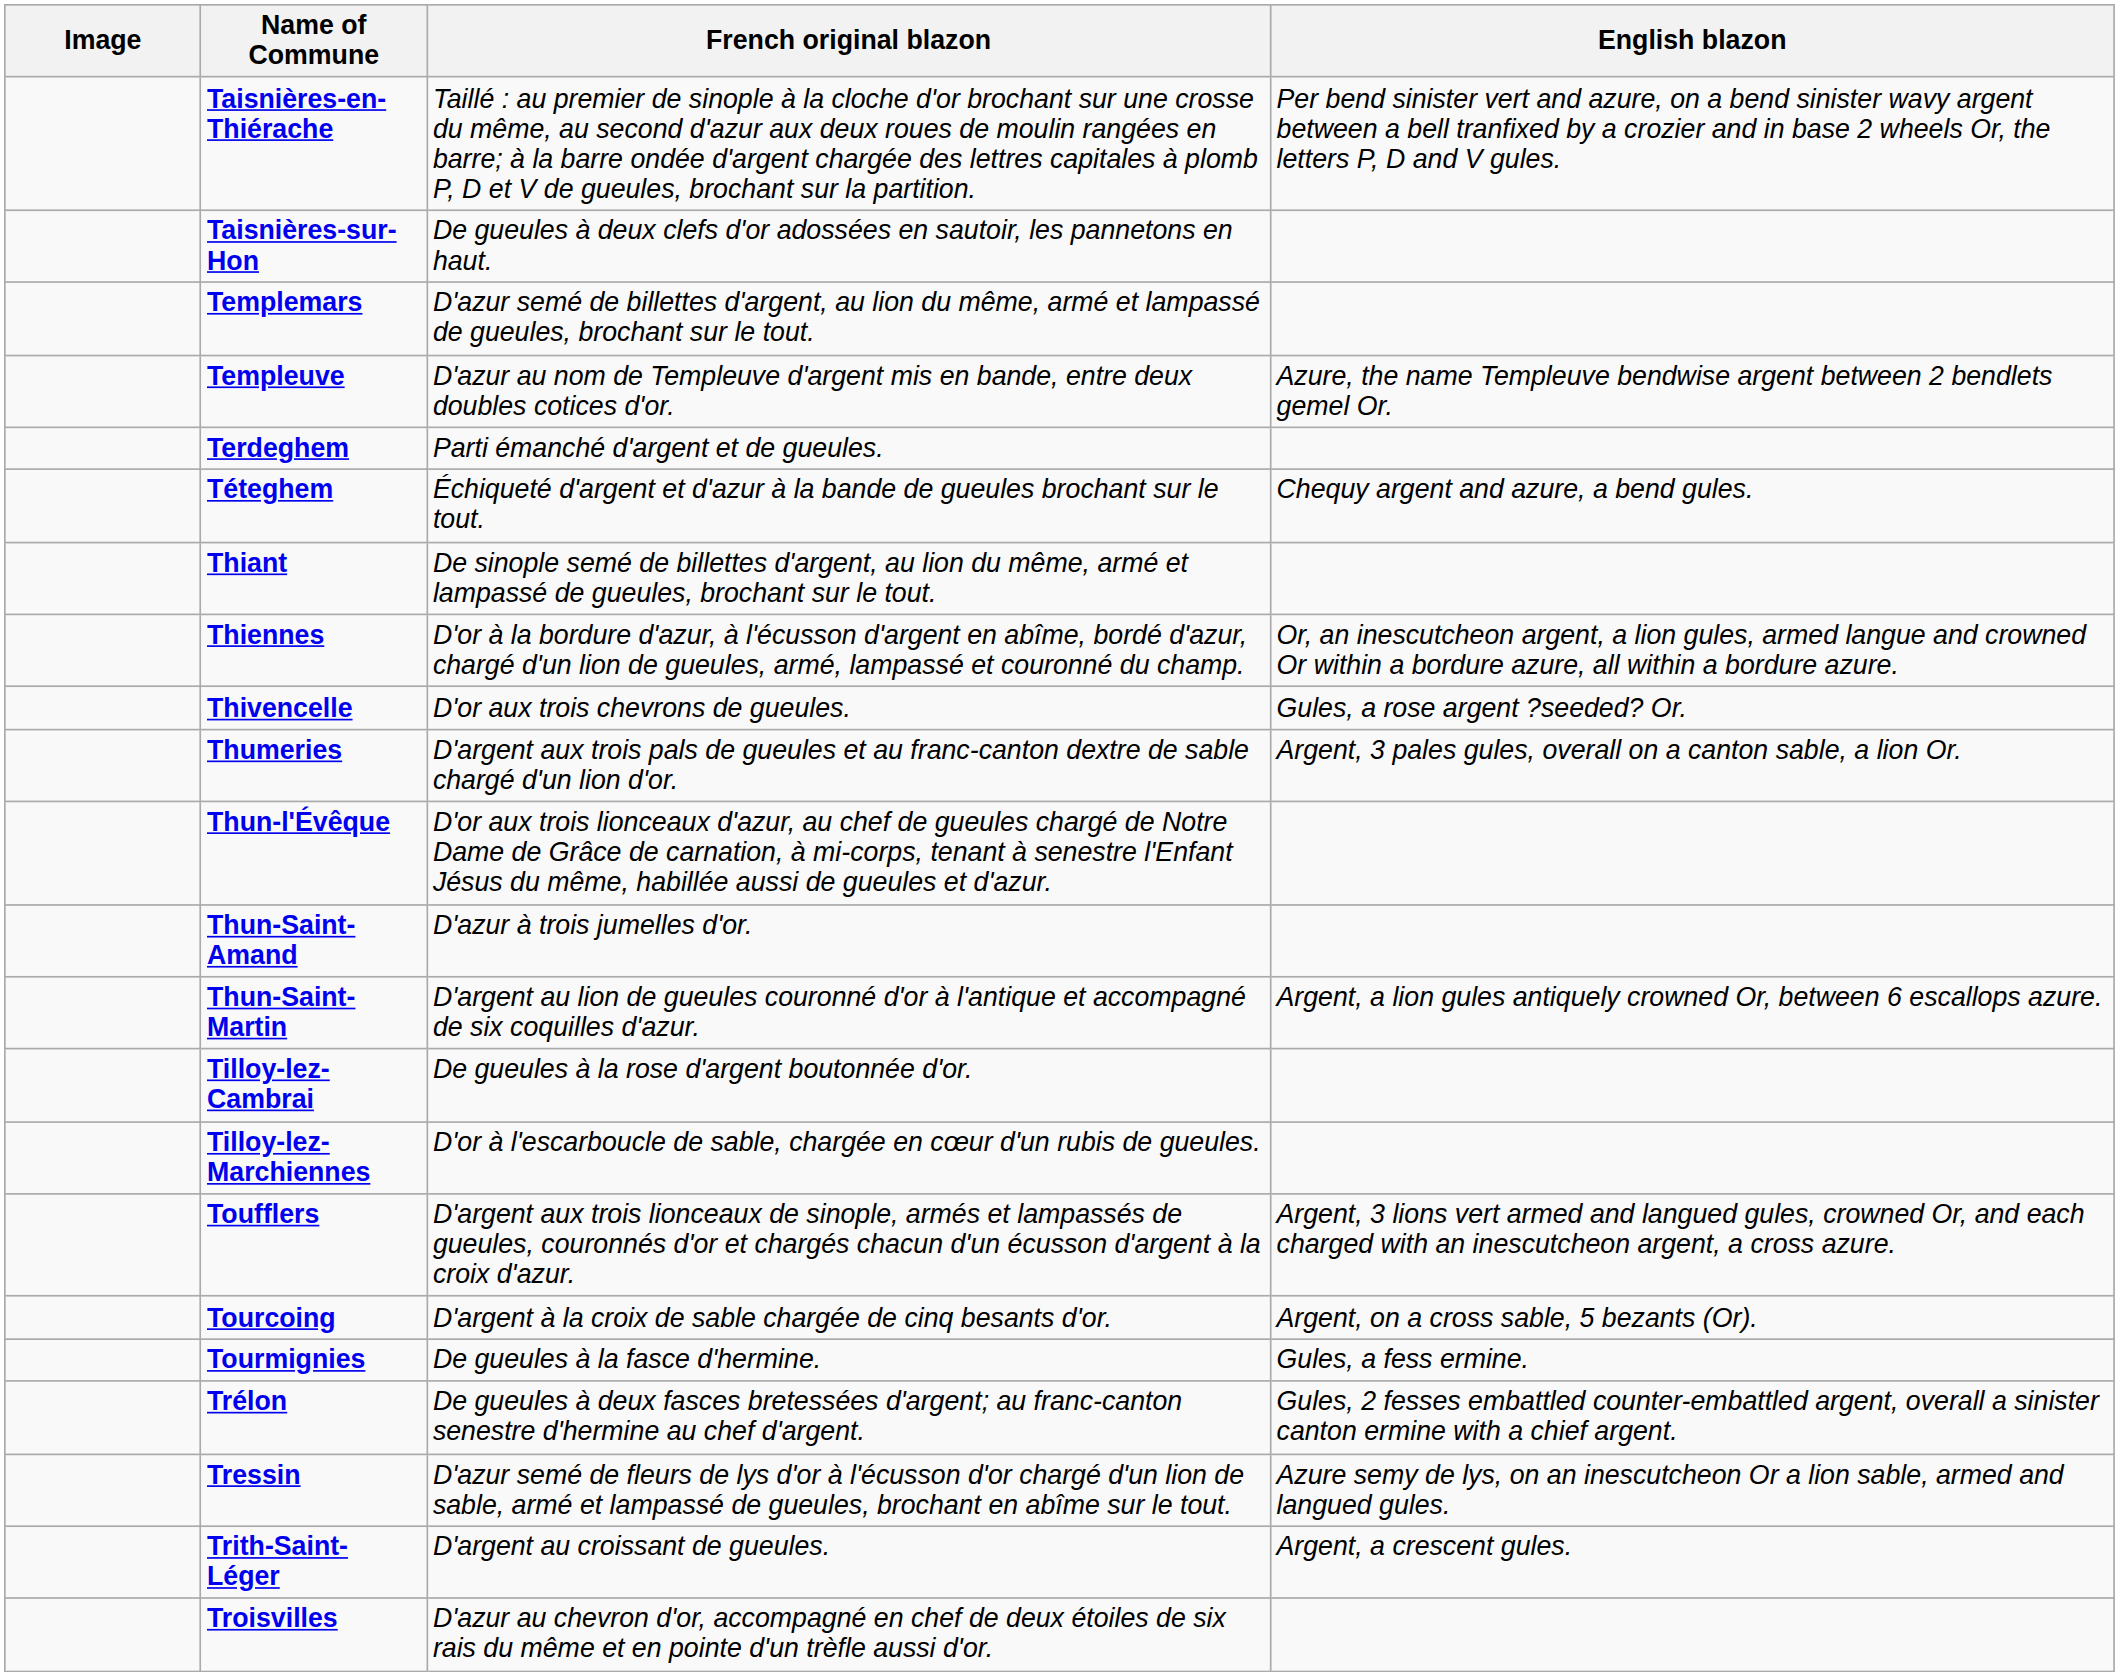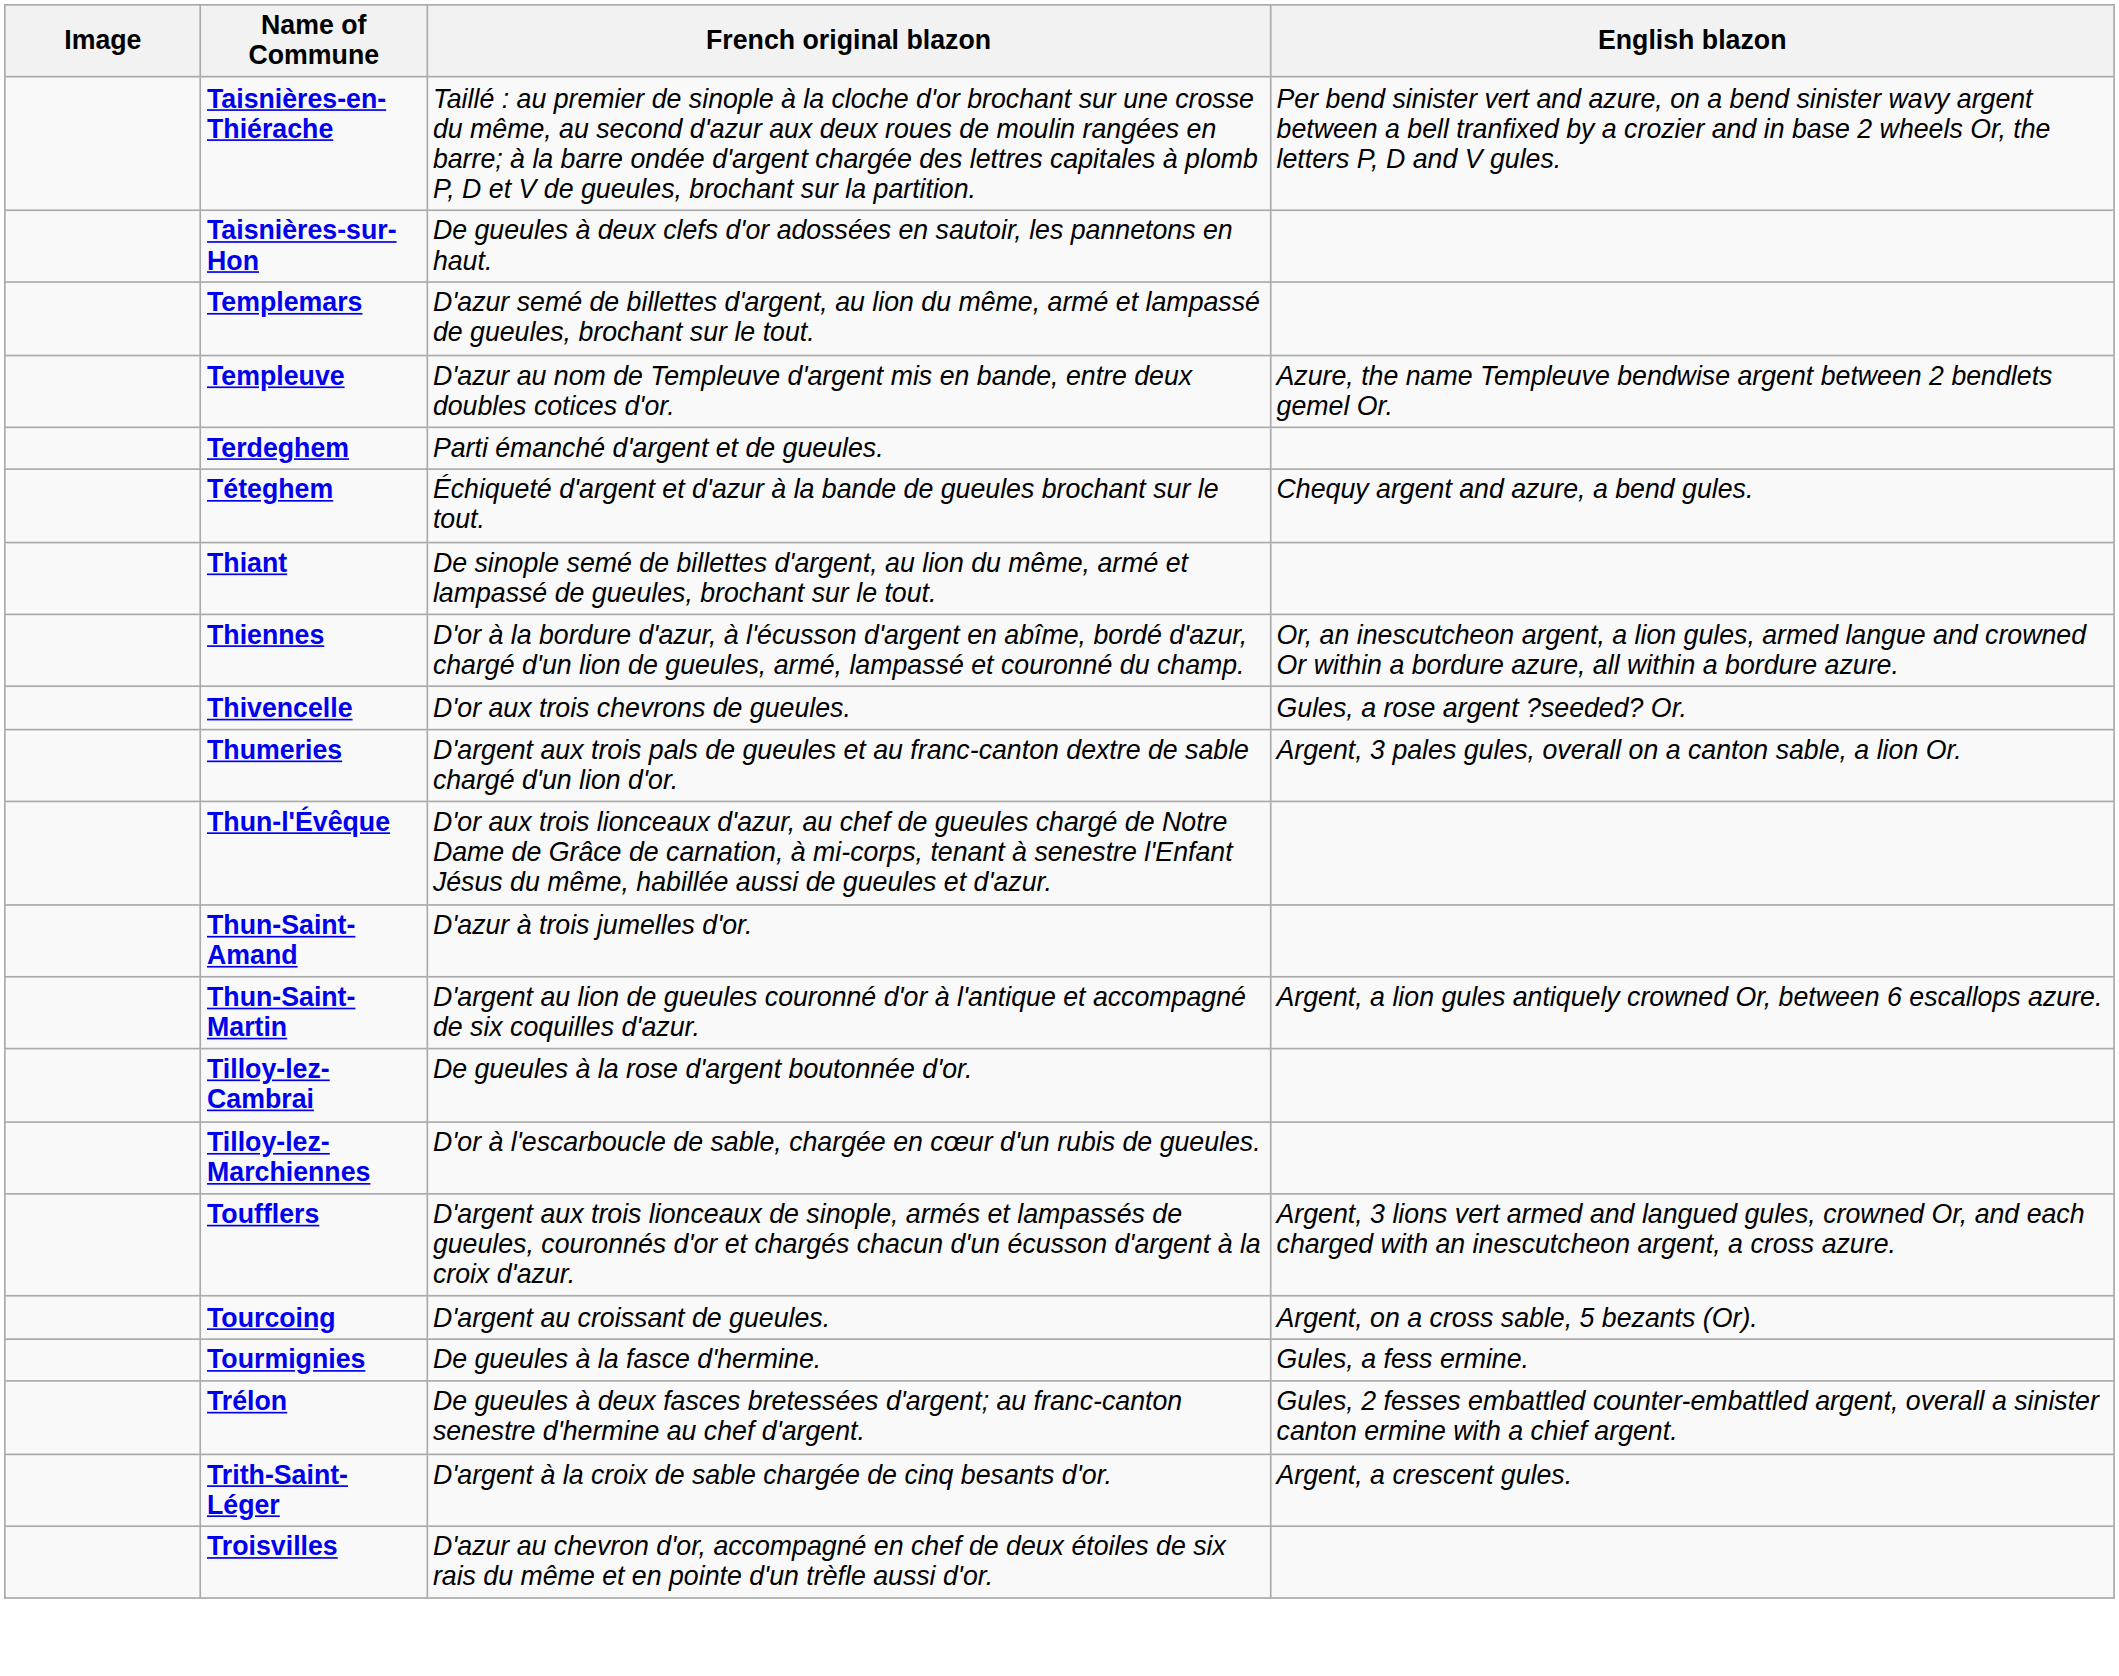(772, 1317) D'argent à la croix de sable chargée de cinq besants d'or. -> (632, 1317) D'argent au croissant de gueules.
- row: (254, 1474)
(632, 1546) D'argent au croissant de gueules. -> (772, 1474) D'argent à la croix de sable chargée de cinq besants d'or.
